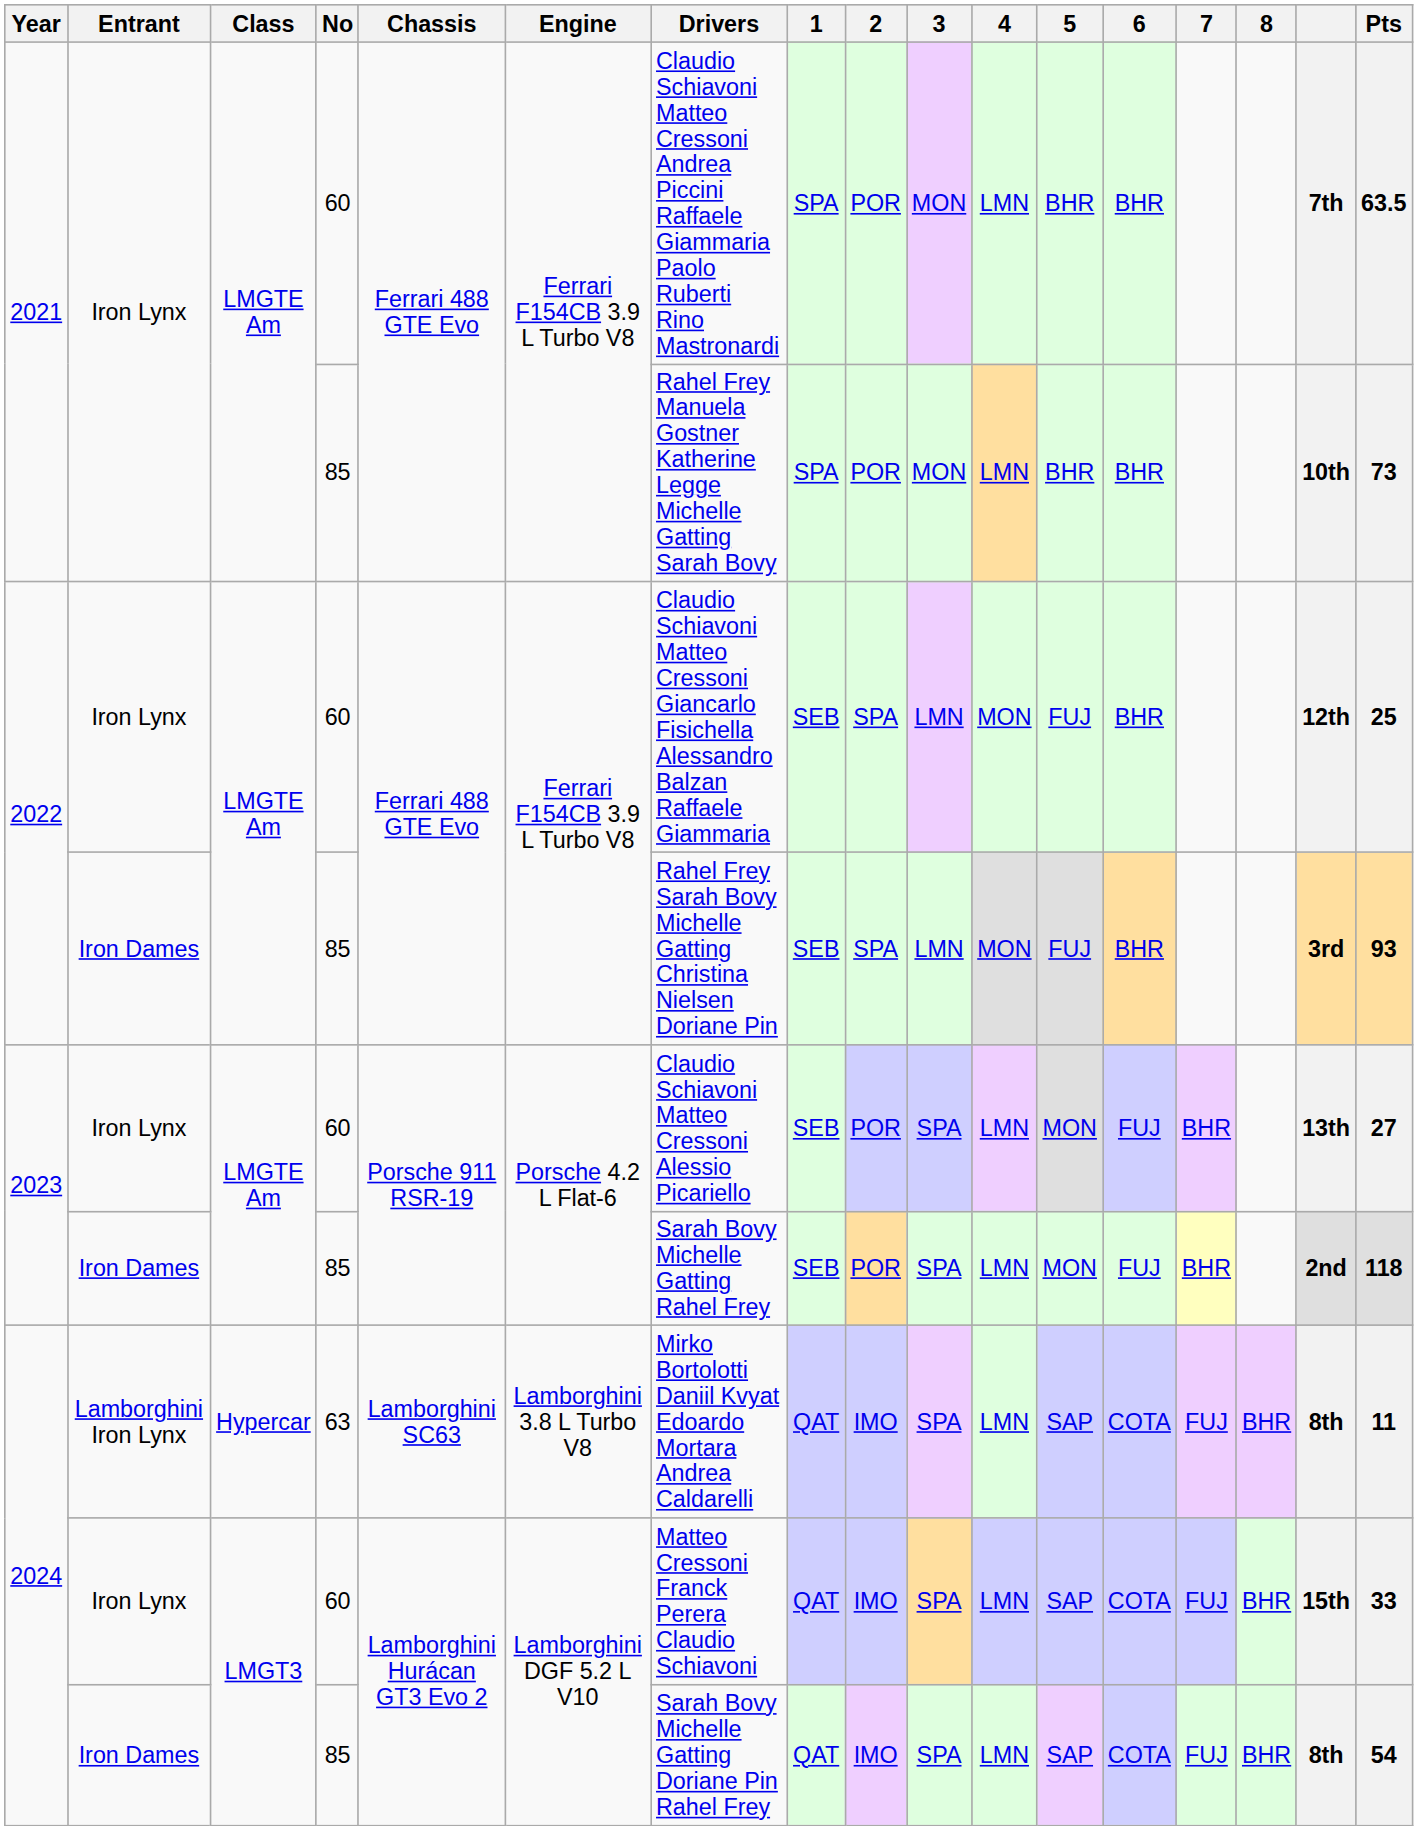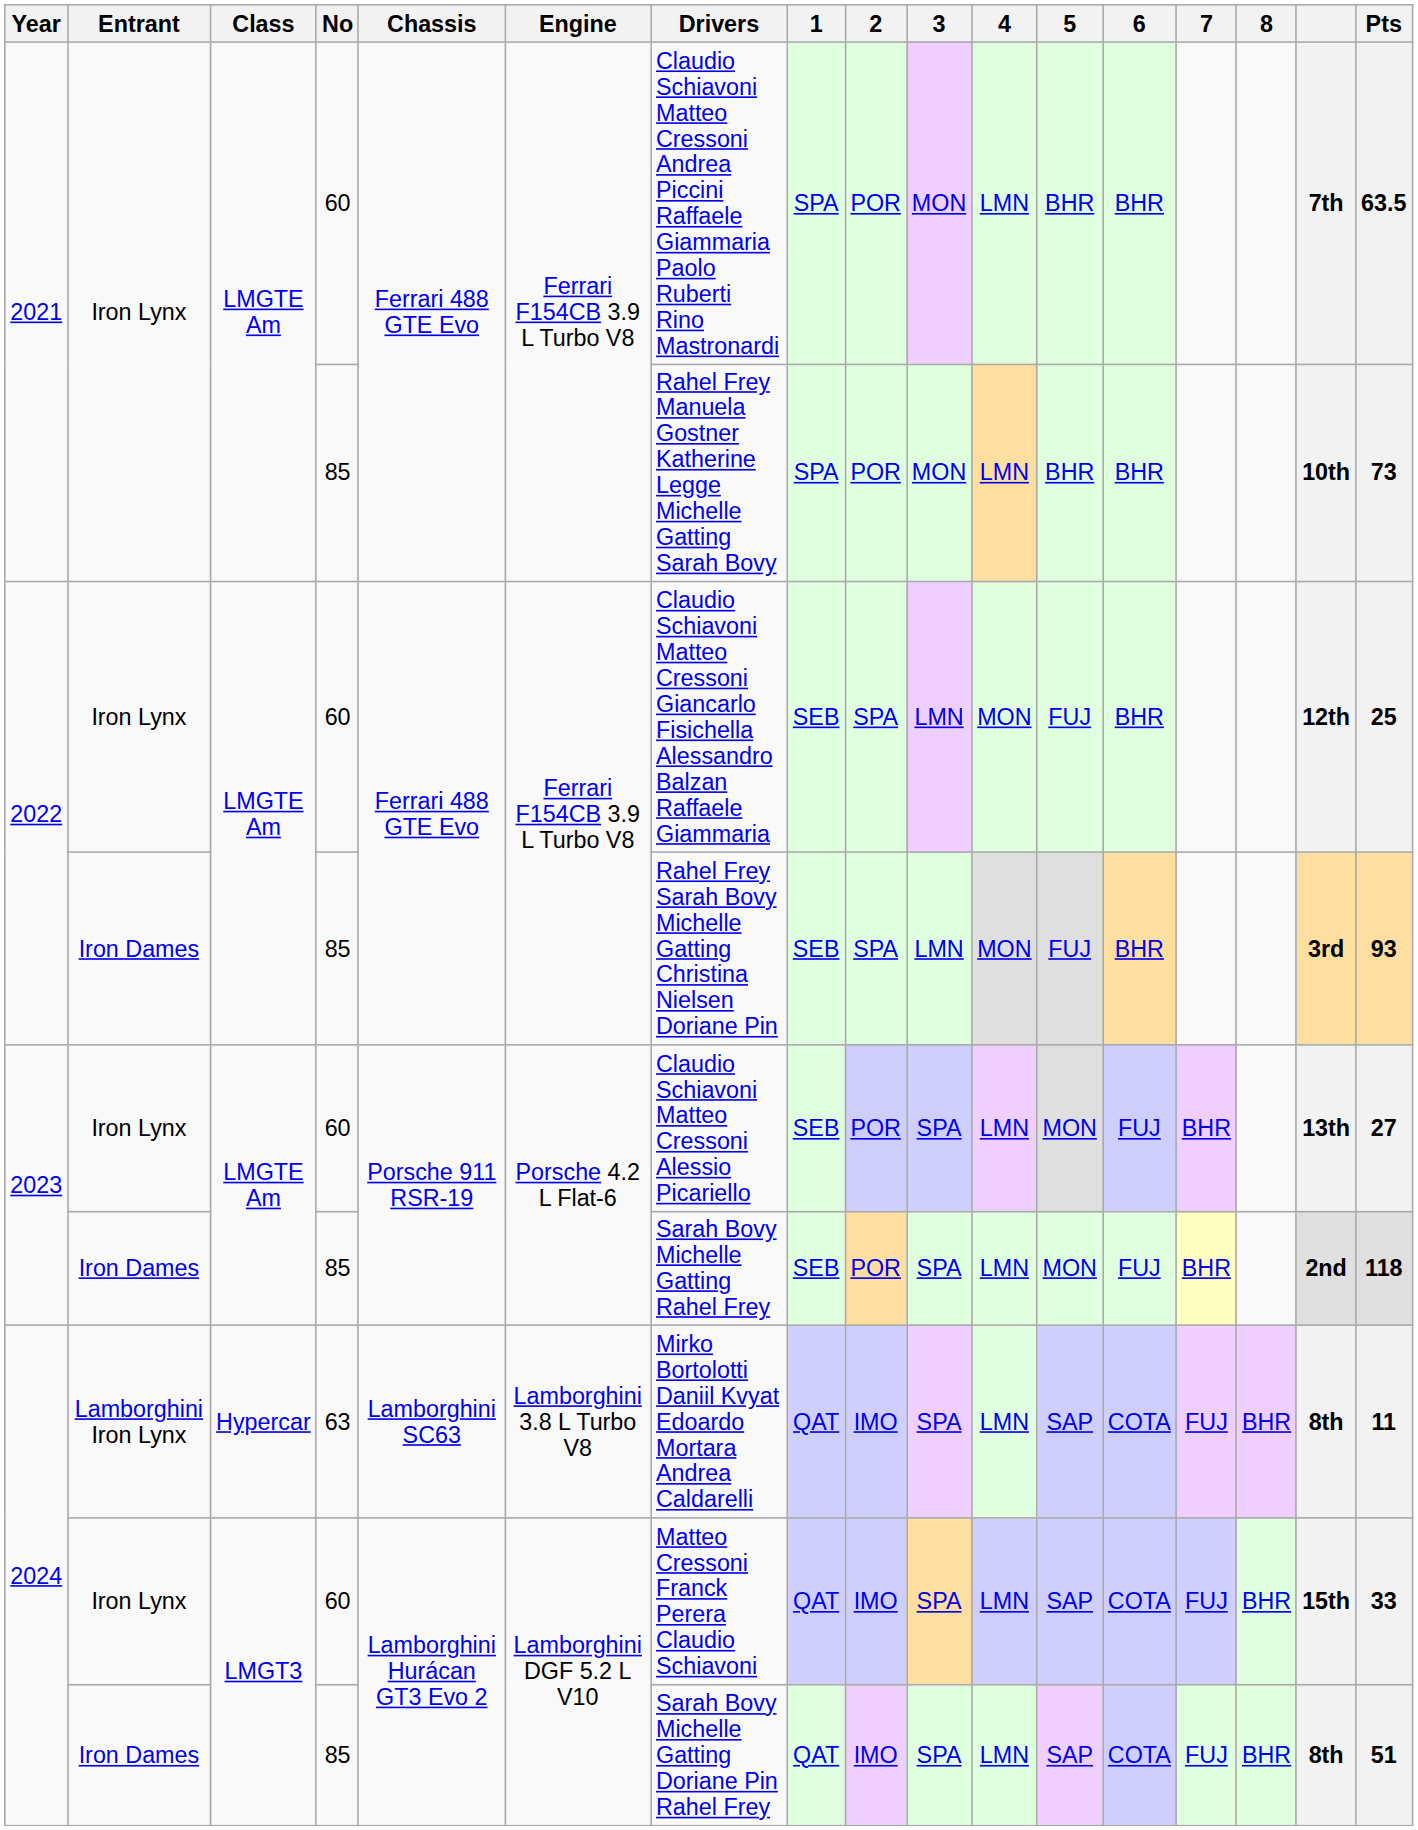(1384, 1755) 54 -> (1384, 1755) 51
